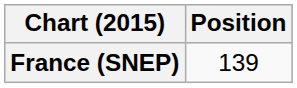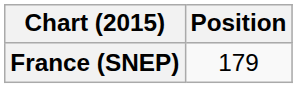(238, 62) 139 -> (238, 62) 179
